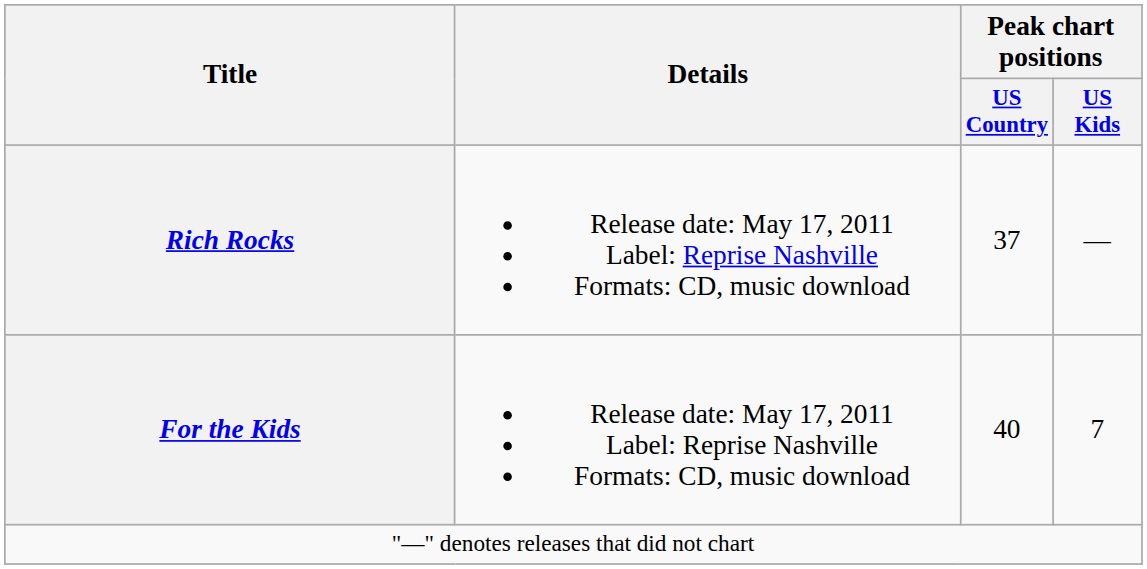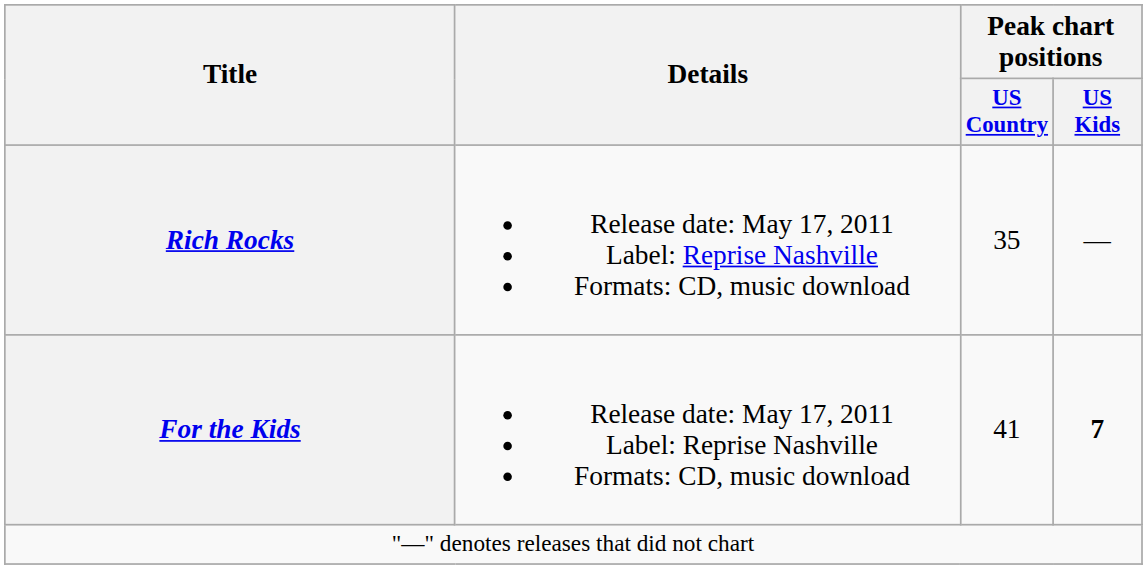(1007, 239) 37 -> (1007, 239) 35
(1007, 429) 40 -> (1007, 429) 41
(1097, 429) normal -> (1097, 429) bold
